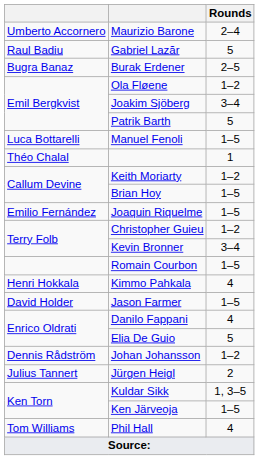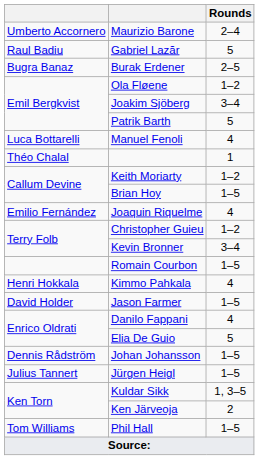(230, 139) 1–5 -> (230, 139) 4
(230, 211) 1–5 -> (230, 211) 4
(230, 355) 1–2 -> (230, 355) 1–5
(230, 373) 2 -> (230, 373) 1–5
(230, 409) 1–5 -> (230, 409) 2
(230, 427) 4 -> (230, 427) 1–5
